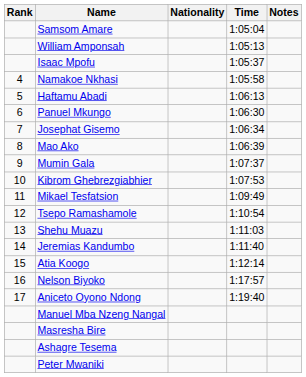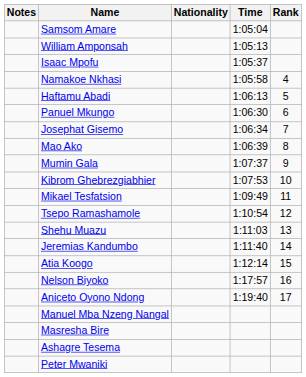columns swapped: (20, 12) <-> (284, 12)
